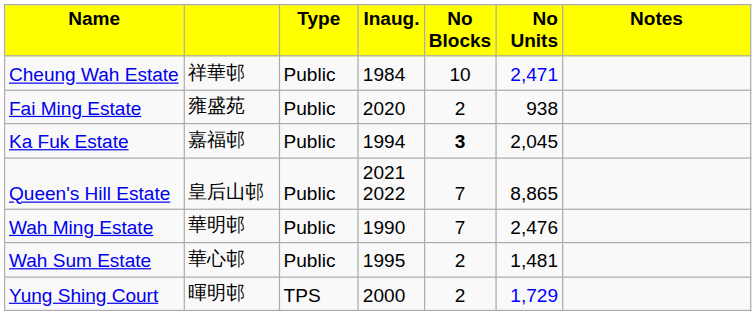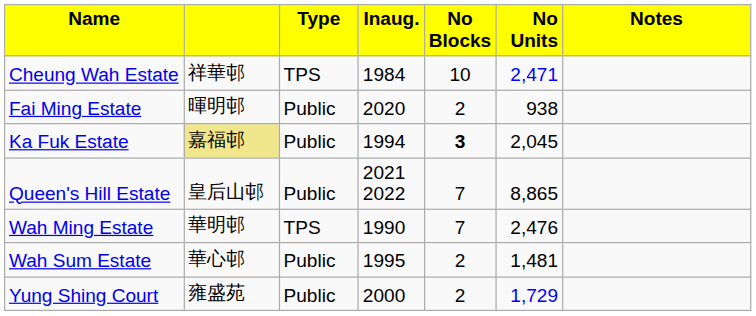(310, 74) Public -> (302, 74) TPS
(217, 106) 雍盛苑 -> (217, 106) 暉明邨
(217, 139) no background -> (217, 139) khaki background
(310, 227) Public -> (302, 227) TPS
(217, 292) 暉明邨 -> (217, 292) 雍盛苑
(302, 295) TPS -> (310, 295) Public
